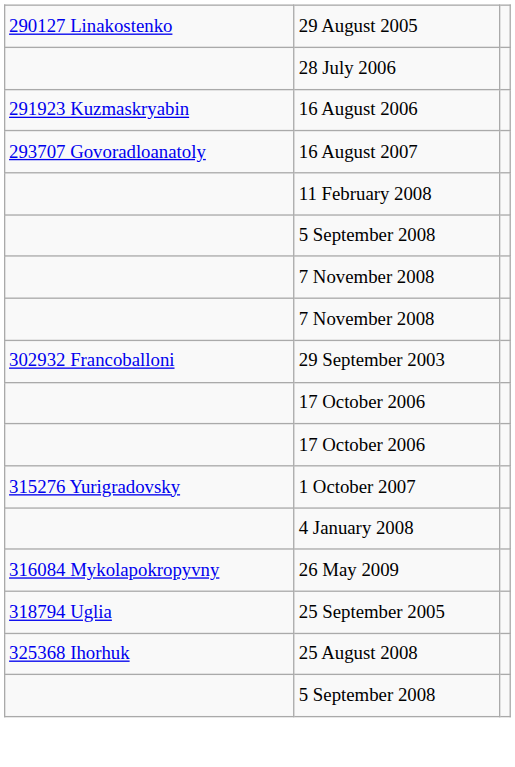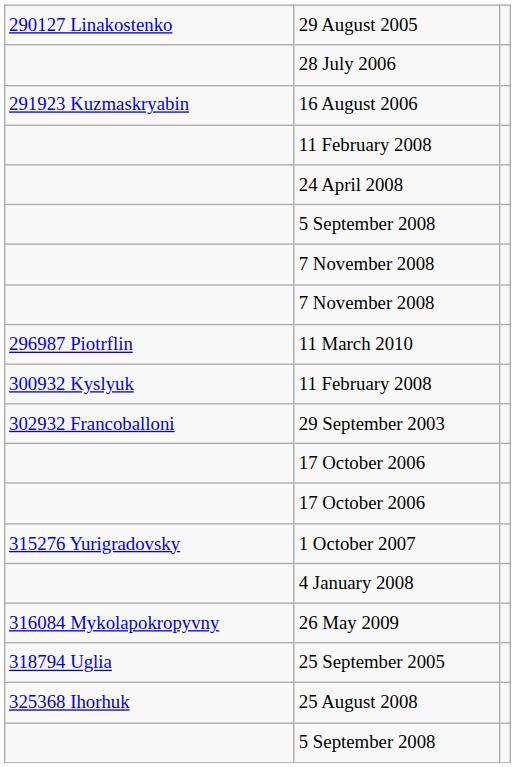- row: (107, 151)
+ row: (149, 185)
+ row: (71, 343)
+ row: (71, 383)
